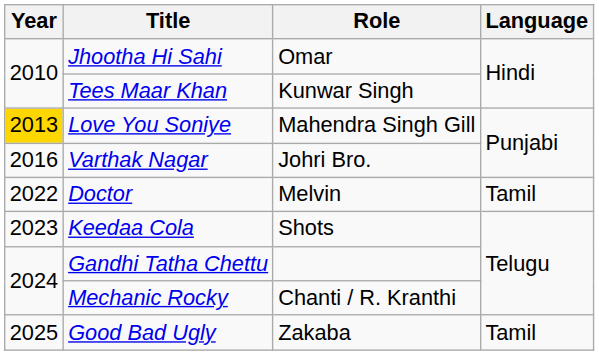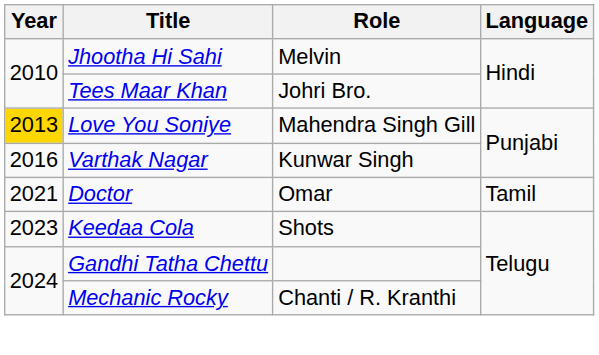(305, 56) Omar -> (310, 56) Melvin
(346, 90) Kunwar Singh -> (325, 90) Johri Bro.
(325, 159) Johri Bro. -> (346, 159) Kunwar Singh
(34, 194) 2022 -> (34, 194) 2021
(310, 194) Melvin -> (305, 194) Omar
- row: (142, 332)
